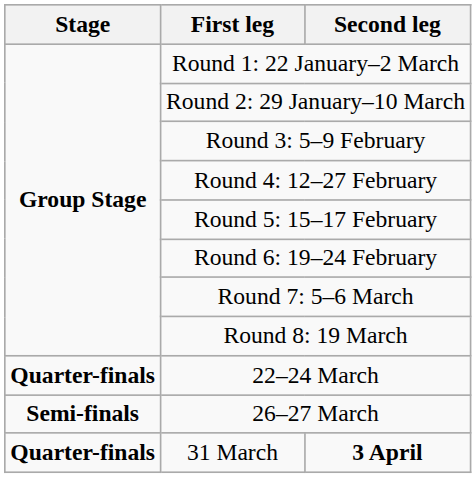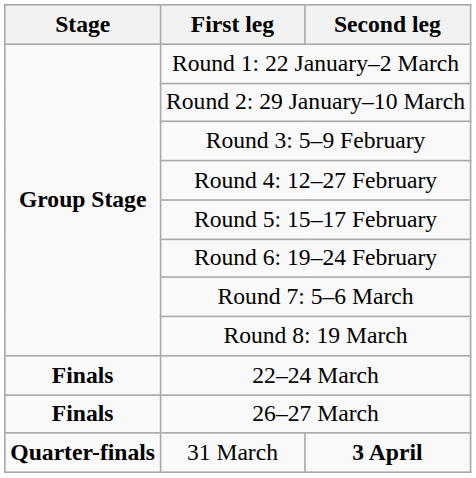(83, 374) Quarter-finals -> (83, 374) Finals
(83, 413) Semi-finals -> (83, 413) Finals
